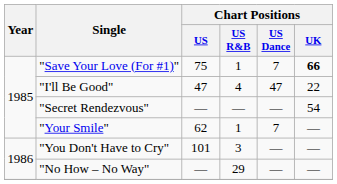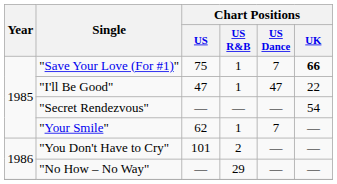(238, 86) 4 -> (238, 86) 1
(238, 148) 3 -> (238, 148) 2
